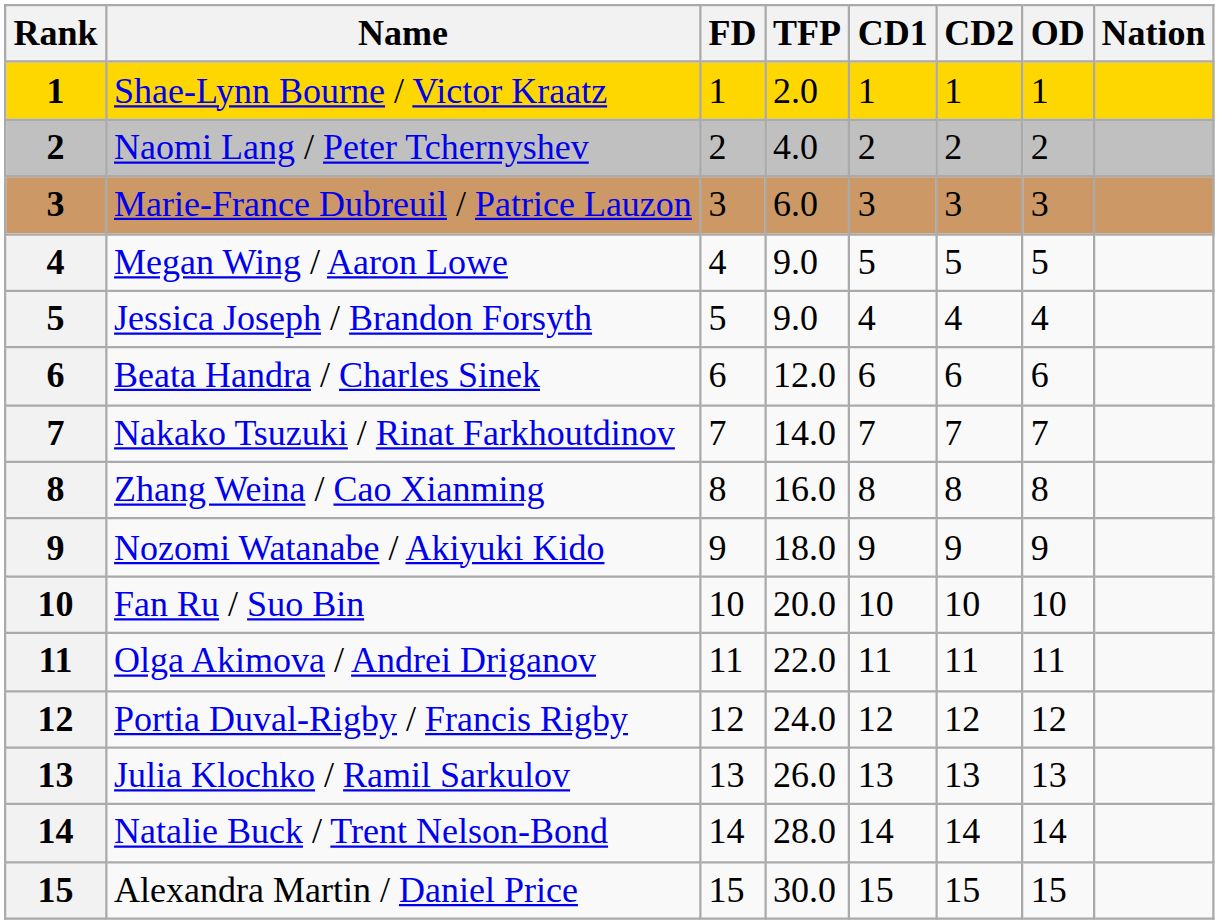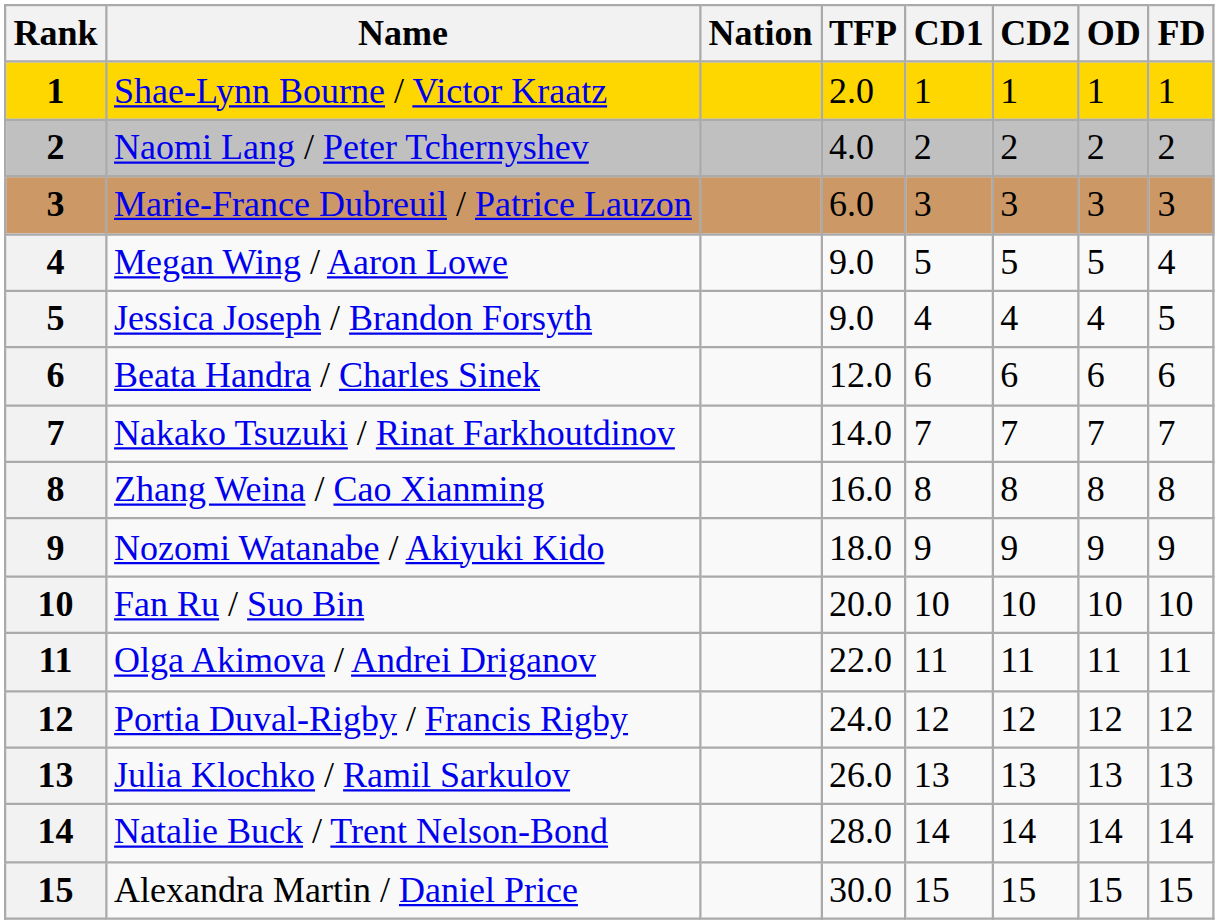columns swapped: (1153, 33) <-> (732, 33)
